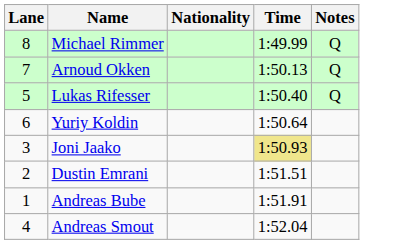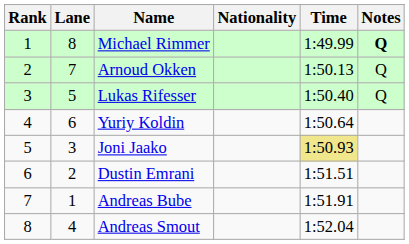+ column: (28, 17)
(335, 43) normal -> (381, 43) bold
